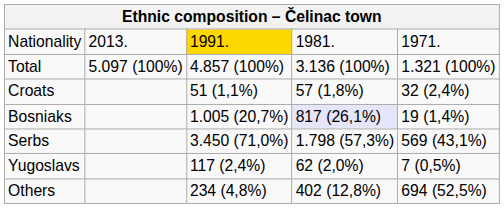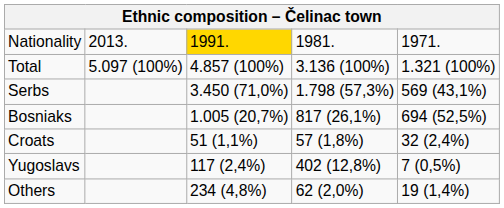rows swapped: (29, 141) <-> (31, 91)
(338, 116) lavender background -> (338, 116) no background
(435, 116) 19 (1,4%) -> (444, 116) 694 (52,5%)
(330, 166) 62 (2,0%) -> (338, 166) 402 (12,8%)
(338, 191) 402 (12,8%) -> (330, 191) 62 (2,0%)
(444, 191) 694 (52,5%) -> (435, 191) 19 (1,4%)
